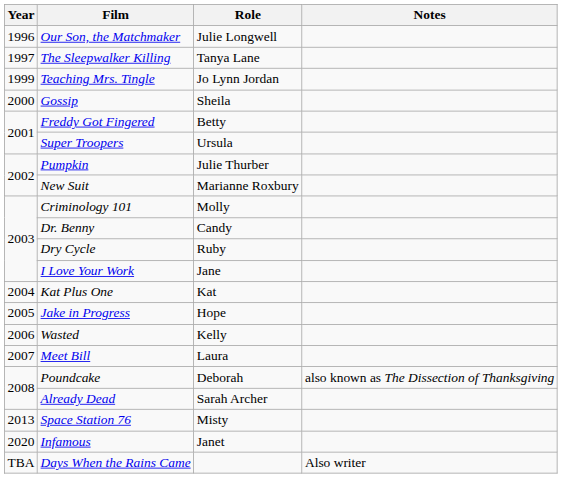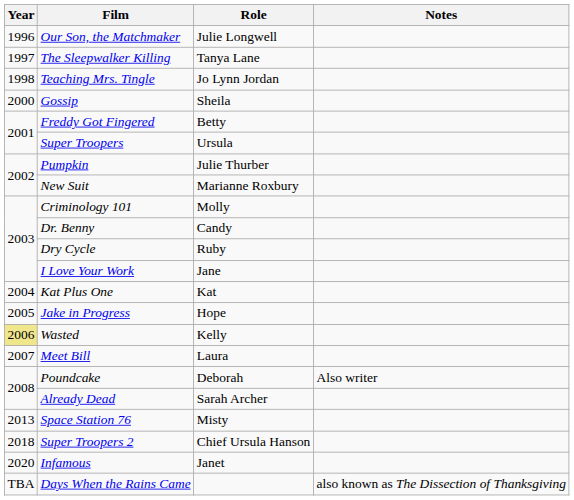(21, 79) 1999 -> (21, 79) 1998
(21, 334) no background -> (21, 334) khaki background
(430, 377) also known as The Dissection of Thanksgiving -> (347, 377) Also writer
+ row: (87, 441)
(335, 462) Also writer -> (441, 484) also known as The Dissection of Thanksgiving
